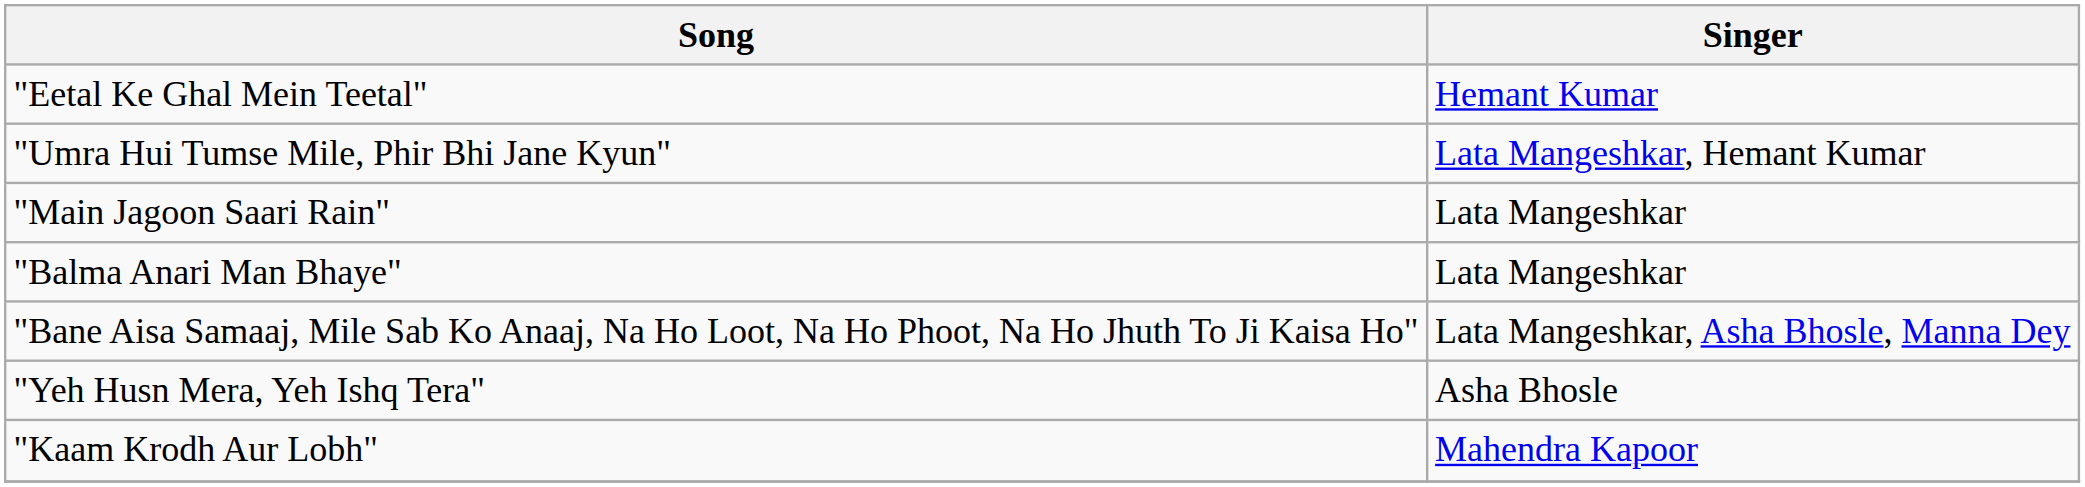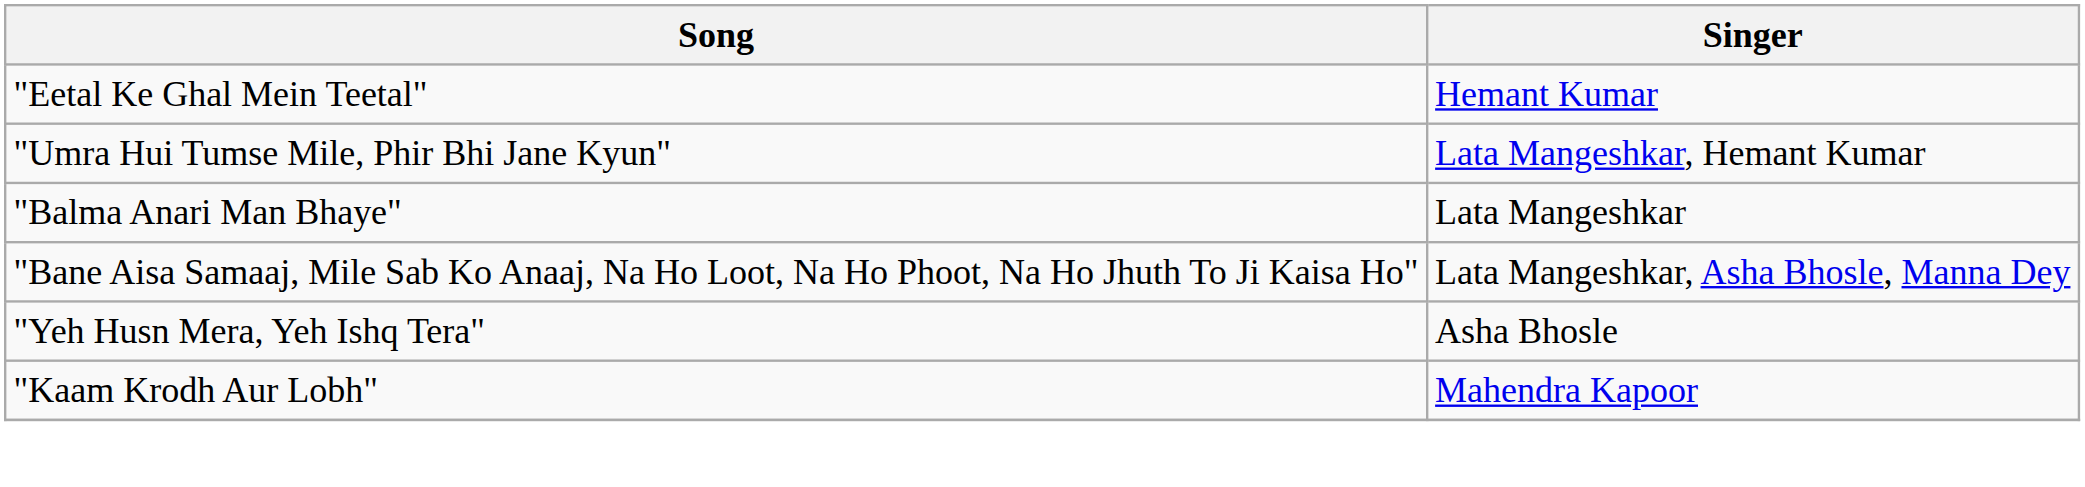- row: (202, 212)
